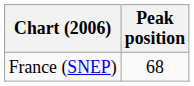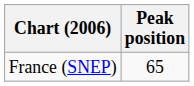(155, 66) 68 -> (155, 66) 65
